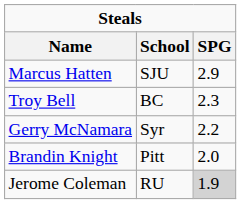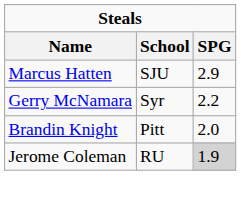- row: (42, 101)
